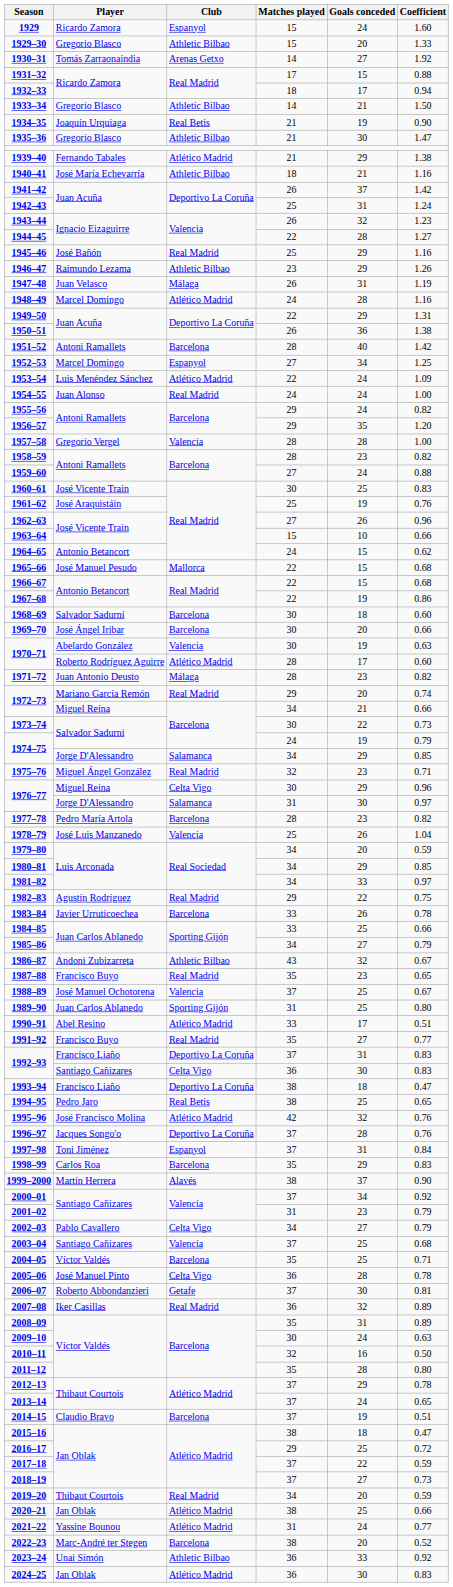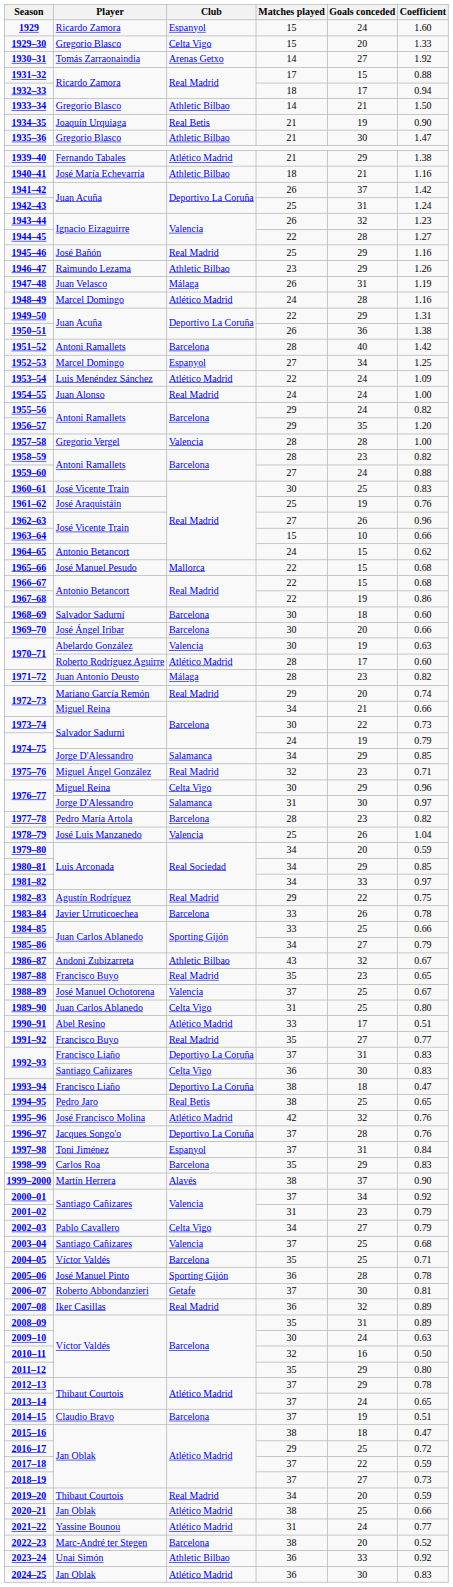(199, 43) Athletic Bilbao -> (190, 43) Celta Vigo
(199, 1008) Sporting Gijón -> (190, 1008) Celta Vigo
(190, 1275) Celta Vigo -> (199, 1275) Sporting Gijón
(362, 1369) 28 -> (362, 1369) 29
